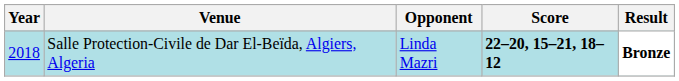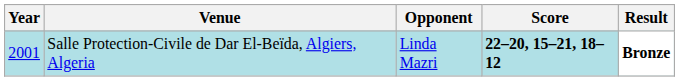(24, 53) 2018 -> (24, 53) 2001
